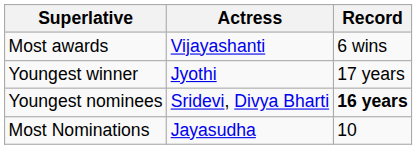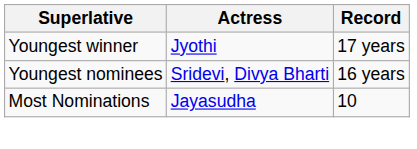- row: (58, 46)
(372, 102) bold -> (371, 74) normal
